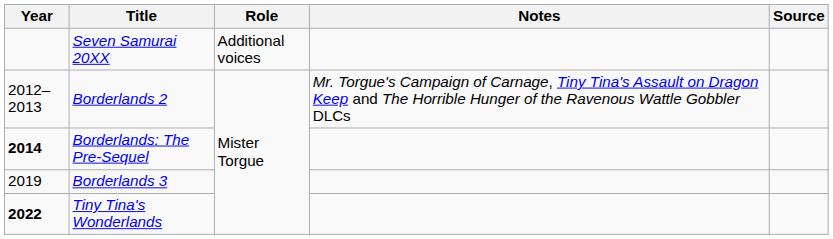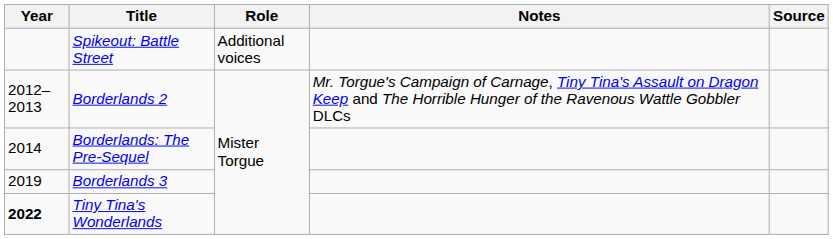- row: (124, 49)
+ row: (126, 49)
(25, 148) bold -> (25, 148) normal
